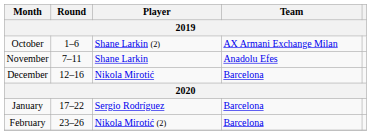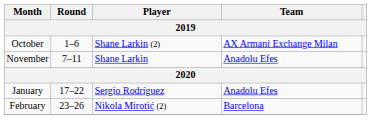- row: (28, 75)
(243, 106) Barcelona -> (251, 91) Anadolu Efes
